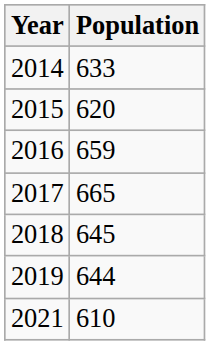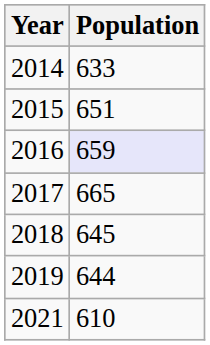(96, 109) 620 -> (96, 109) 651
(96, 151) no background -> (96, 151) lavender background
